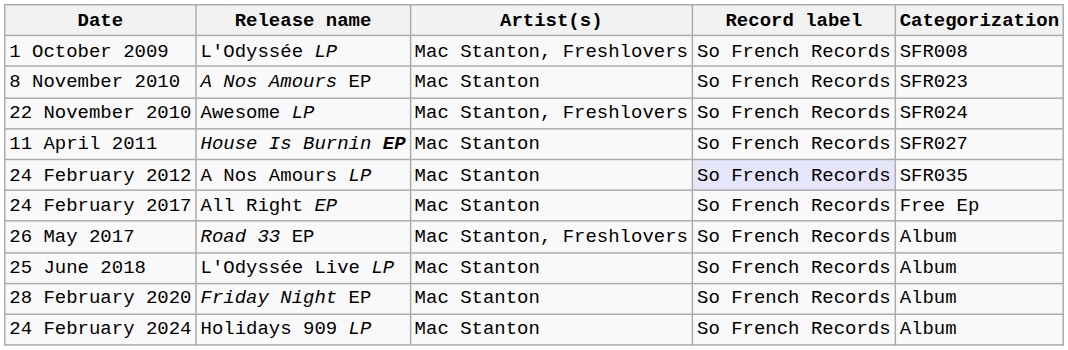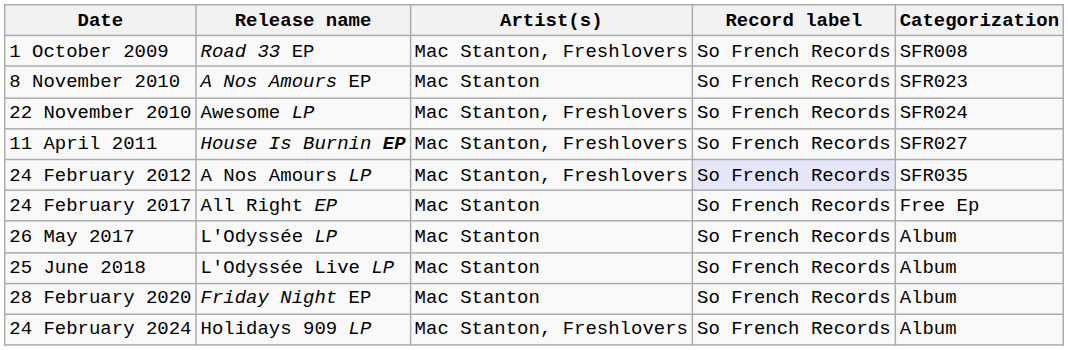(269, 51) L'Odyssée LP -> (257, 51) Road 33 EP
(477, 144) Mac Stanton -> (551, 144) Mac Stanton, Freshlovers
(477, 175) Mac Stanton -> (551, 175) Mac Stanton, Freshlovers
(257, 237) Road 33 EP -> (269, 237) L'Odyssée LP
(551, 237) Mac Stanton, Freshlovers -> (477, 237) Mac Stanton
(477, 330) Mac Stanton -> (551, 330) Mac Stanton, Freshlovers
